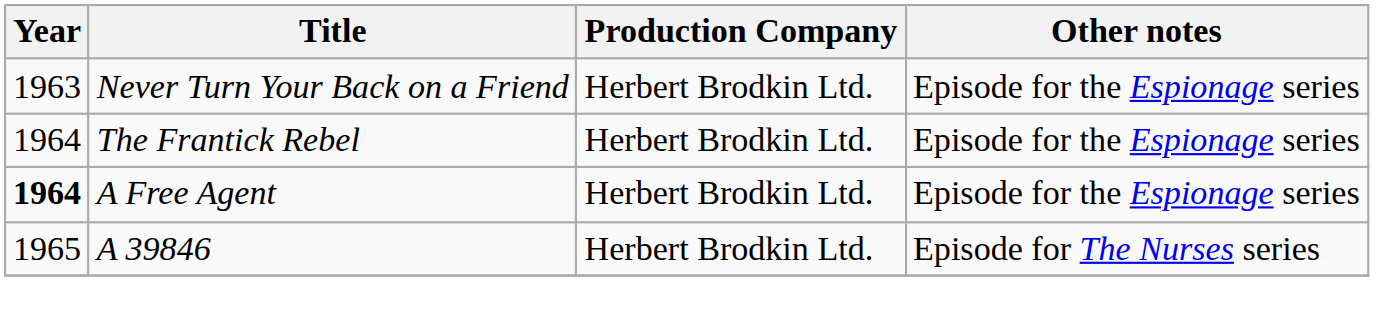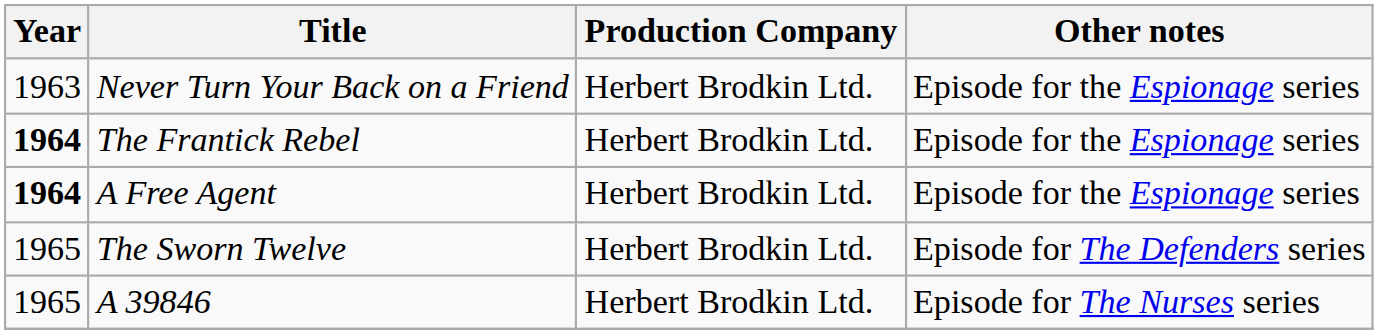(47, 139) normal -> (47, 139) bold
+ row: (221, 247)
